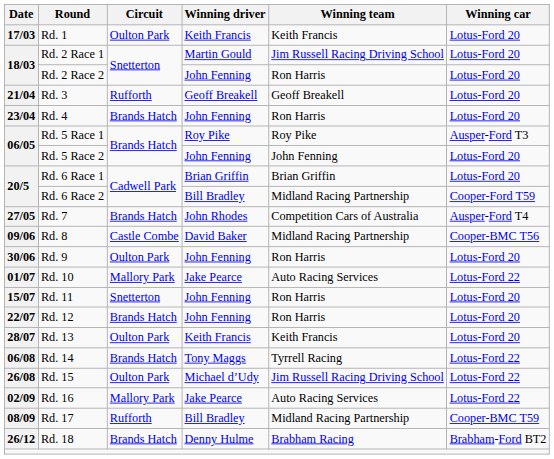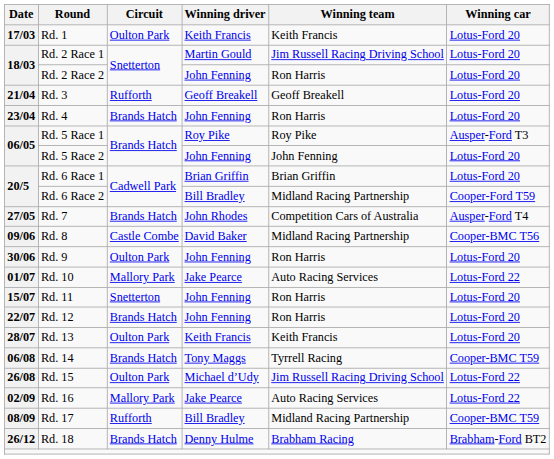(485, 358) Lotus-Ford 22 -> (494, 358) Cooper-BMC T59
